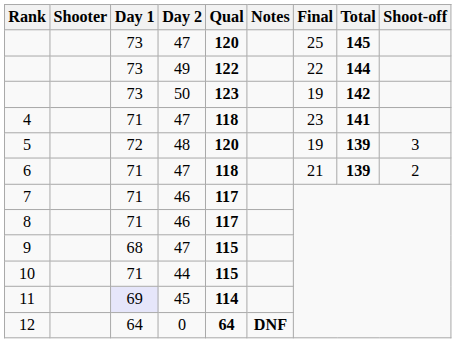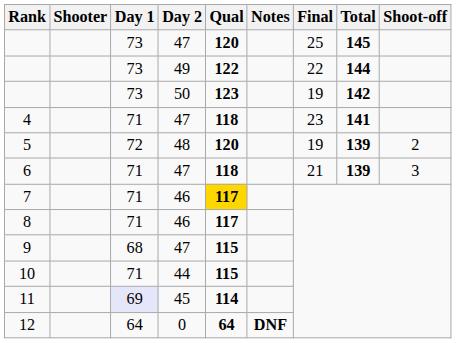(415, 145) 3 -> (415, 145) 2
(415, 171) 2 -> (415, 171) 3
(227, 196) no background -> (227, 196) gold background
